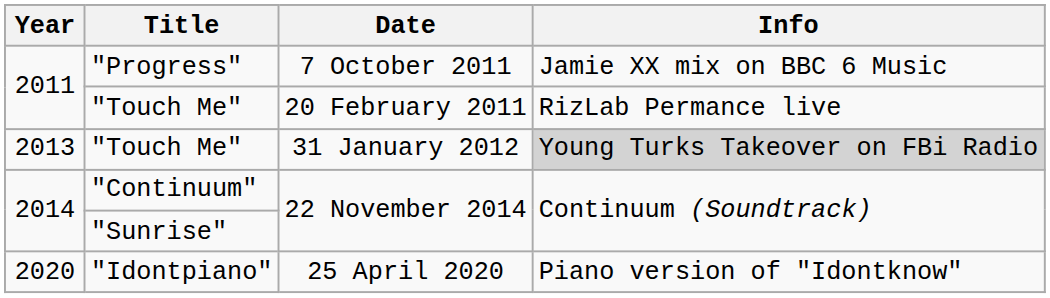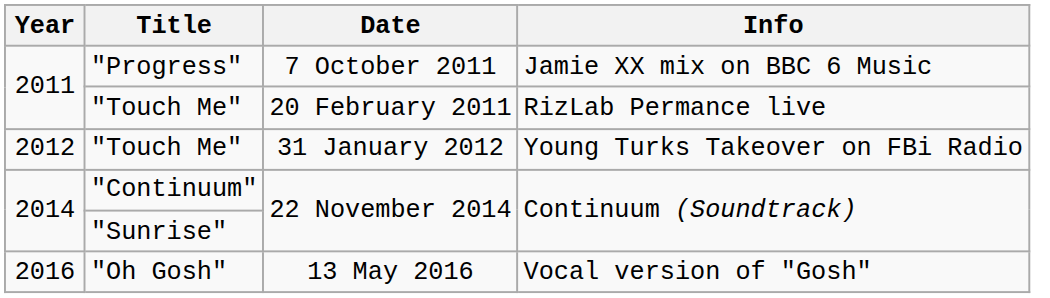(45, 149) 2013 -> (45, 149) 2012
(788, 149) lightgrey background -> (773, 149) no background
+ row: (159, 272)
- row: (182, 272)
